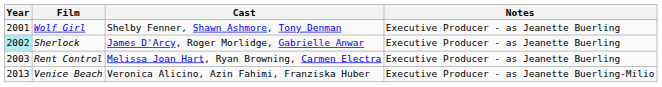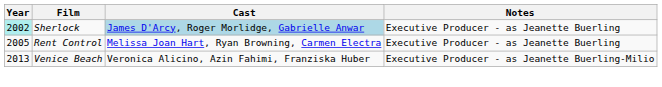- row: (60, 28)
(236, 43) no background -> (236, 28) lightblue background
(18, 58) 2003 -> (18, 43) 2005
